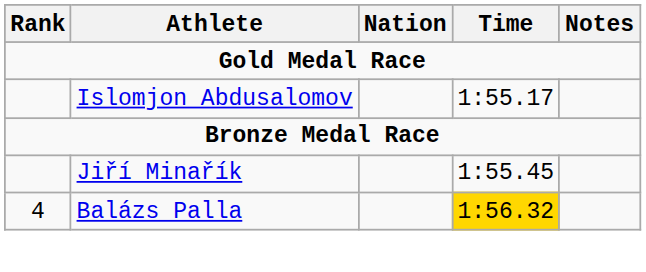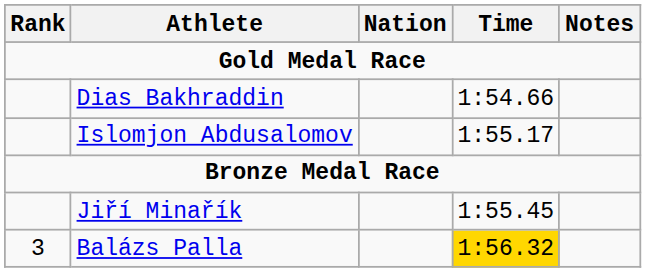+ row: (180, 99)
(38, 211) 4 -> (38, 249) 3
